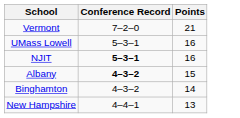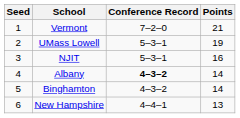+ column: (18, 12)
(190, 43) 16 -> (218, 43) 19
(125, 58) bold -> (153, 58) normal
(190, 74) 15 -> (218, 74) 14
